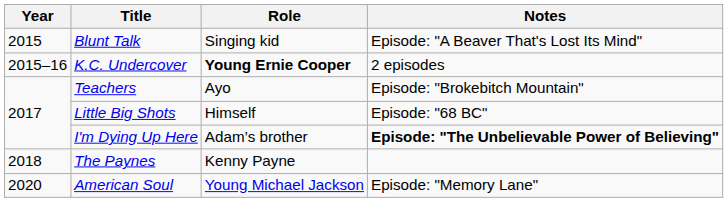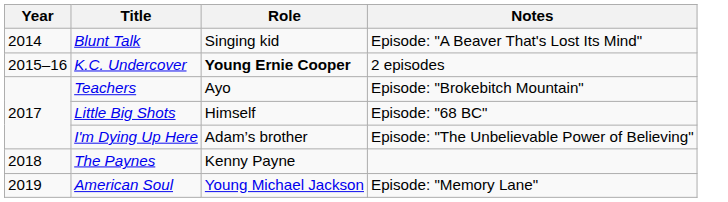(25, 40) 2015 -> (25, 40) 2014
(545, 137) bold -> (532, 137) normal
(25, 185) 2020 -> (25, 185) 2019
